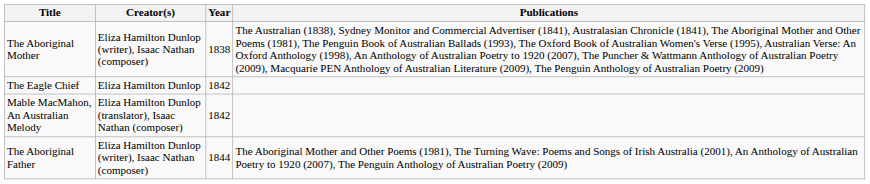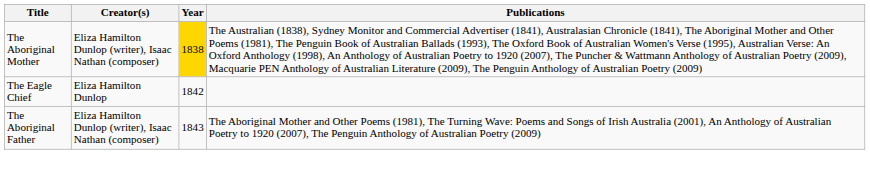(219, 49) no background -> (193, 49) gold background
- row: (49, 115)
(219, 157) 1844 -> (193, 127) 1843
